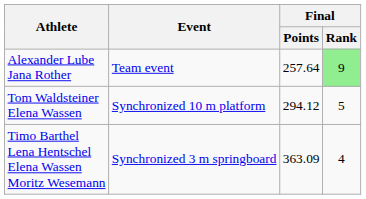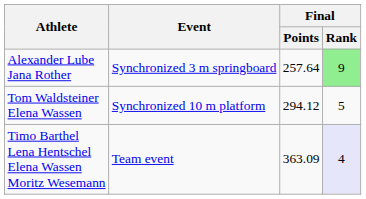(143, 68) Team event -> (194, 68) Synchronized 3 m springboard
(194, 159) Synchronized 3 m springboard -> (143, 159) Team event
(341, 159) no background -> (341, 159) lavender background
